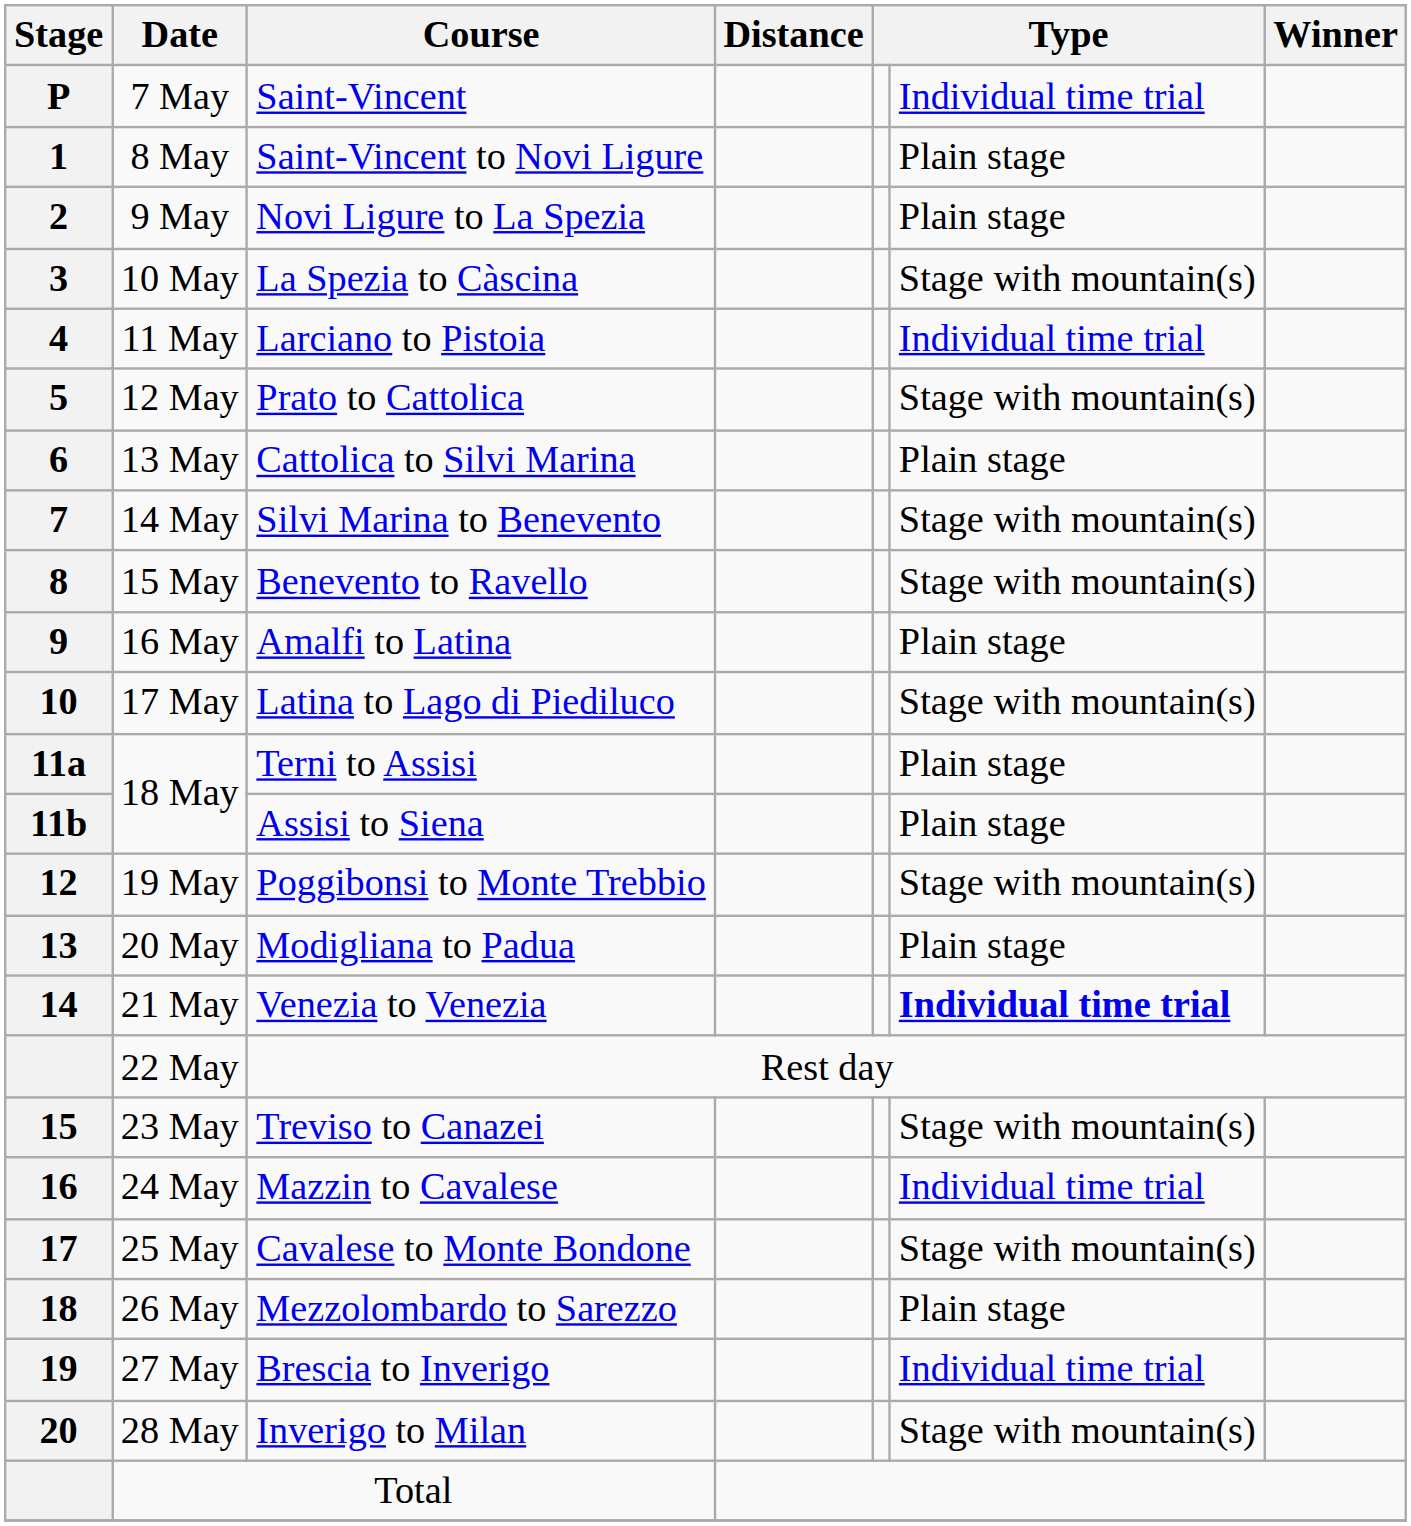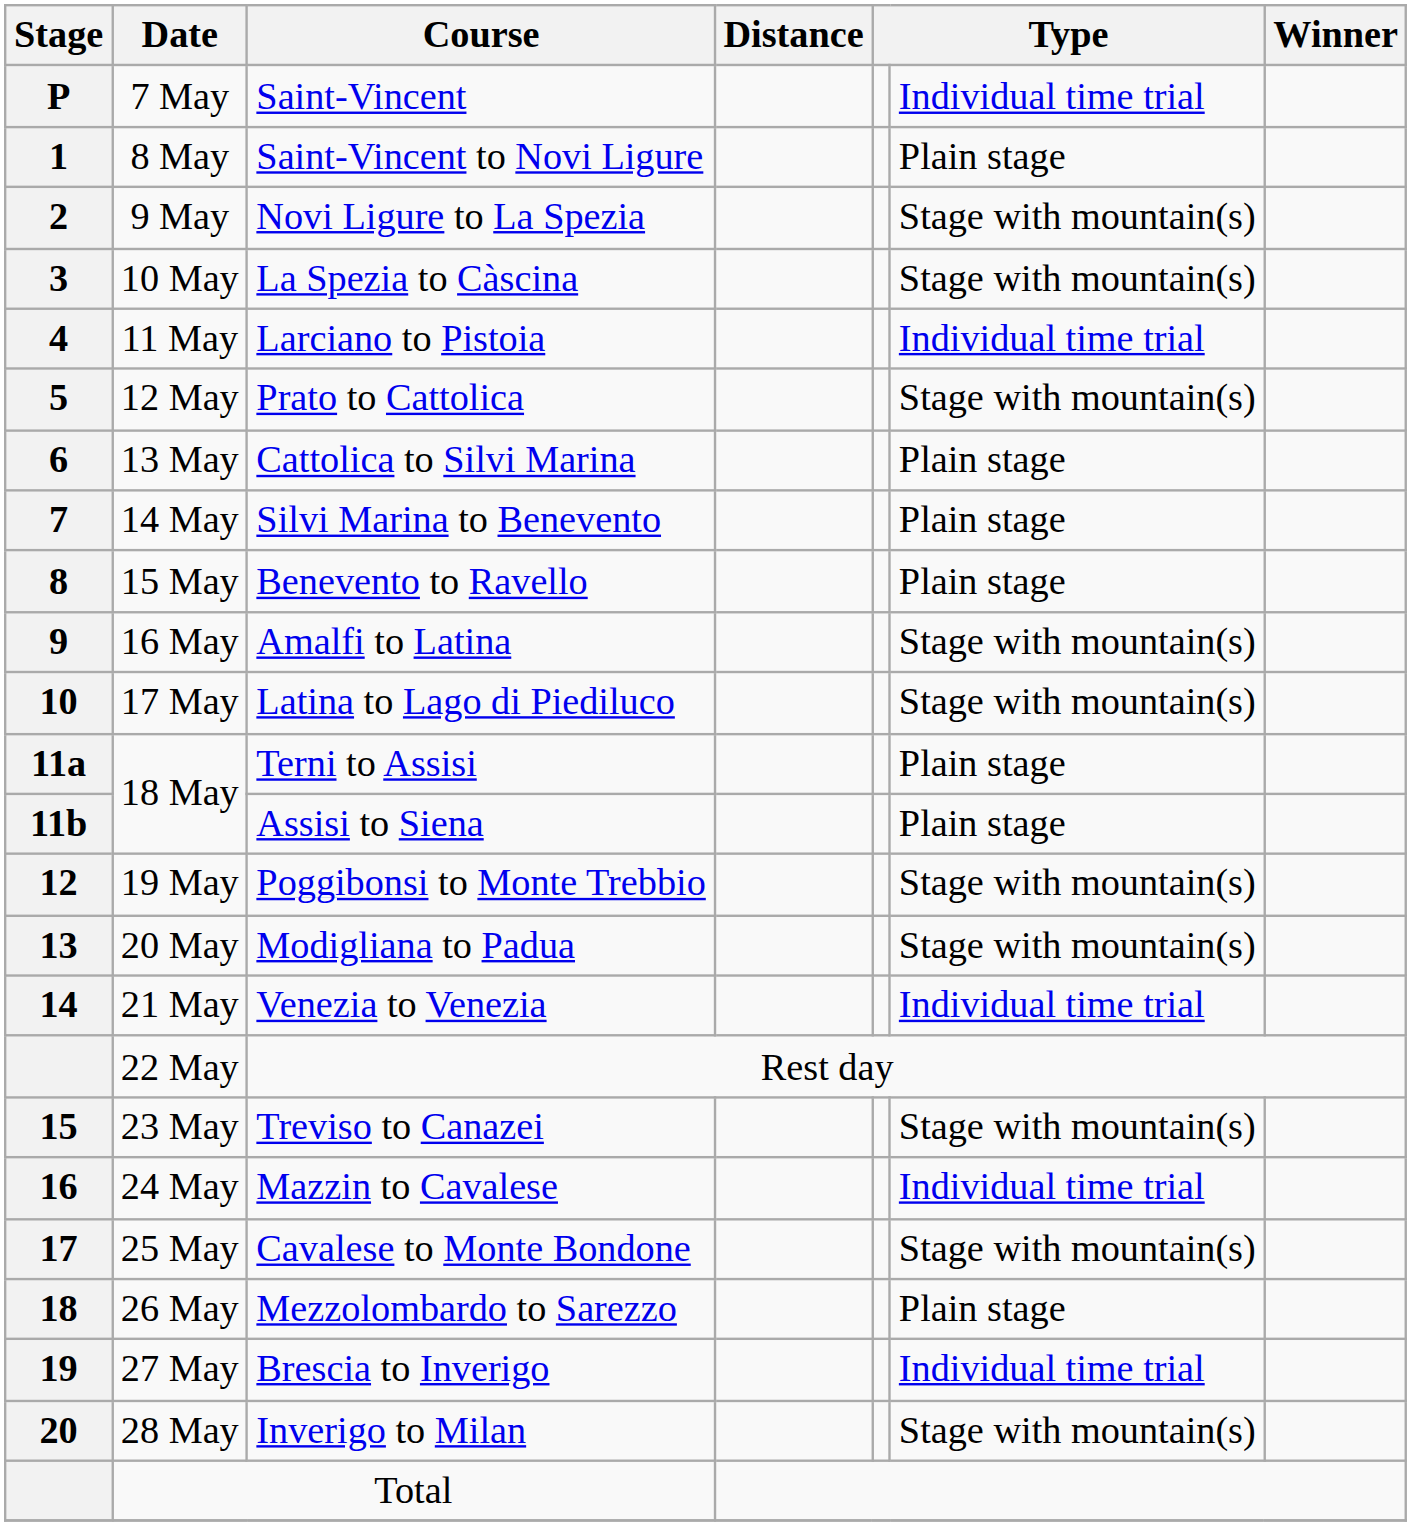(982, 216) Plain stage -> (1077, 216) Stage with mountain(s)
(1077, 519) Stage with mountain(s) -> (982, 519) Plain stage
(1077, 580) Stage with mountain(s) -> (982, 580) Plain stage
(982, 641) Plain stage -> (1077, 641) Stage with mountain(s)
(982, 944) Plain stage -> (1077, 944) Stage with mountain(s)
(1065, 1005) bold -> (1052, 1005) normal
